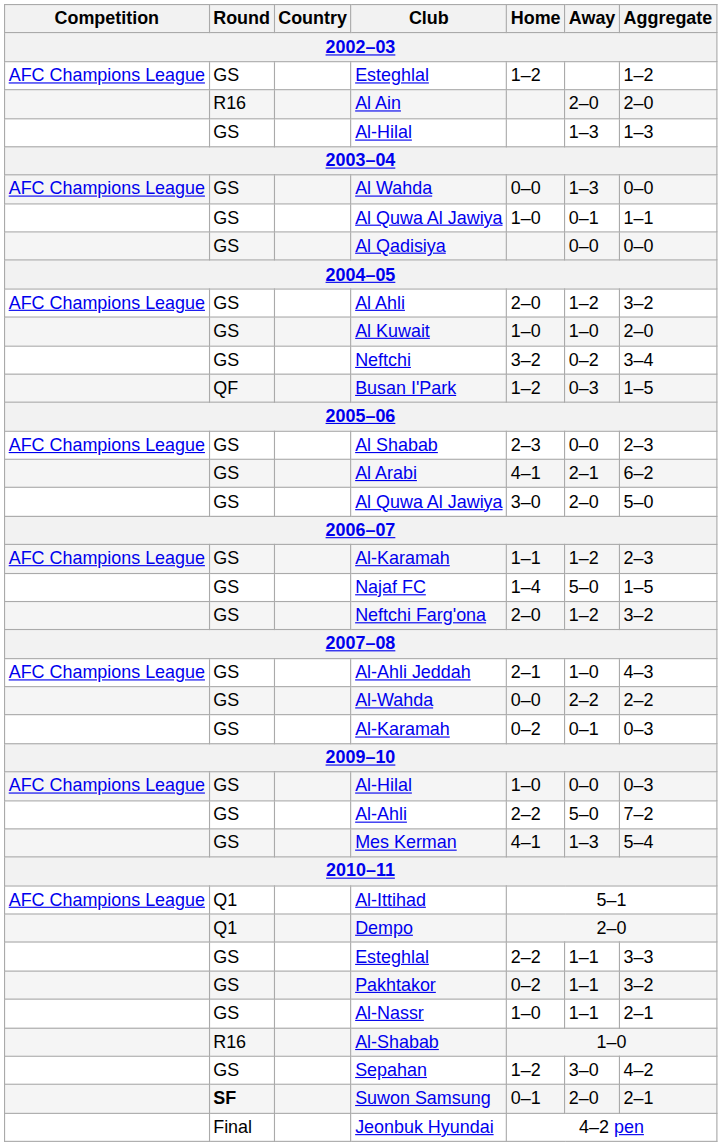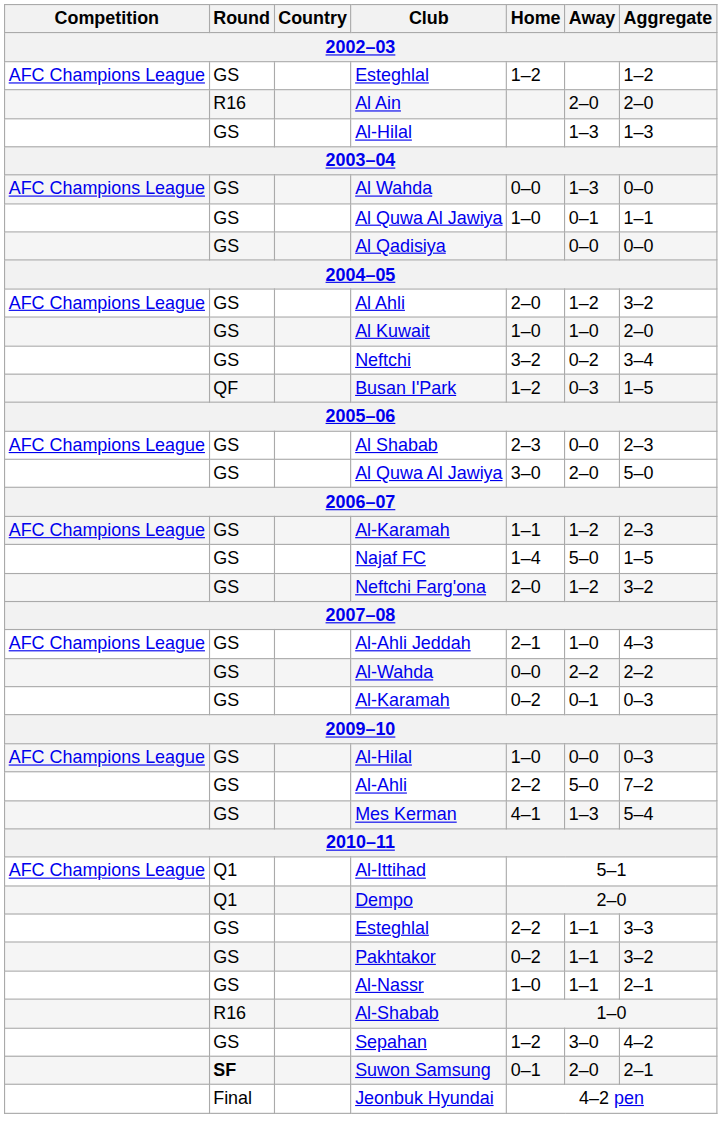- row: (107, 473)
